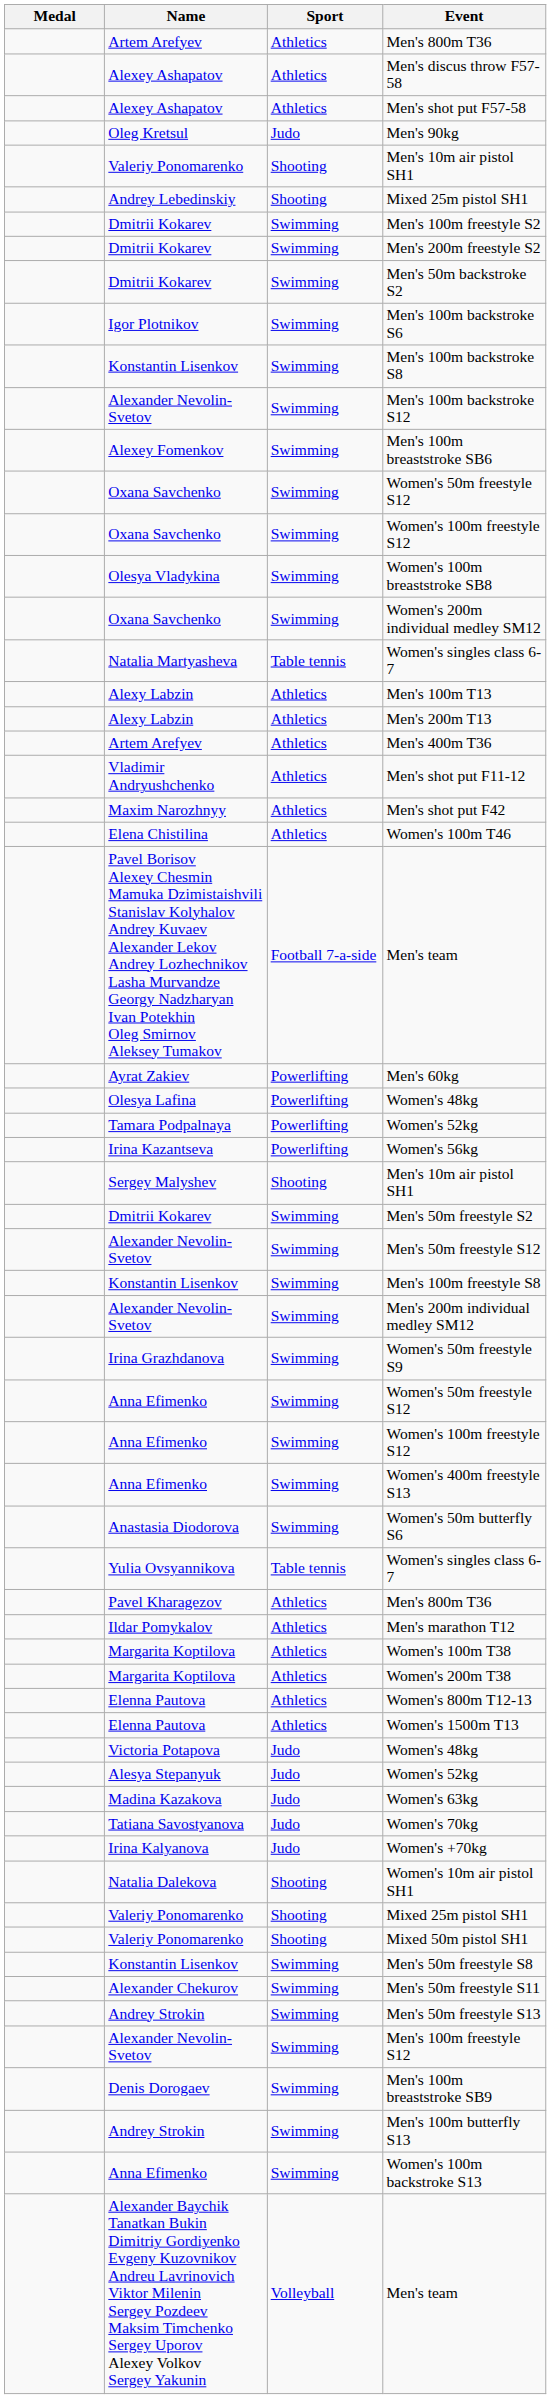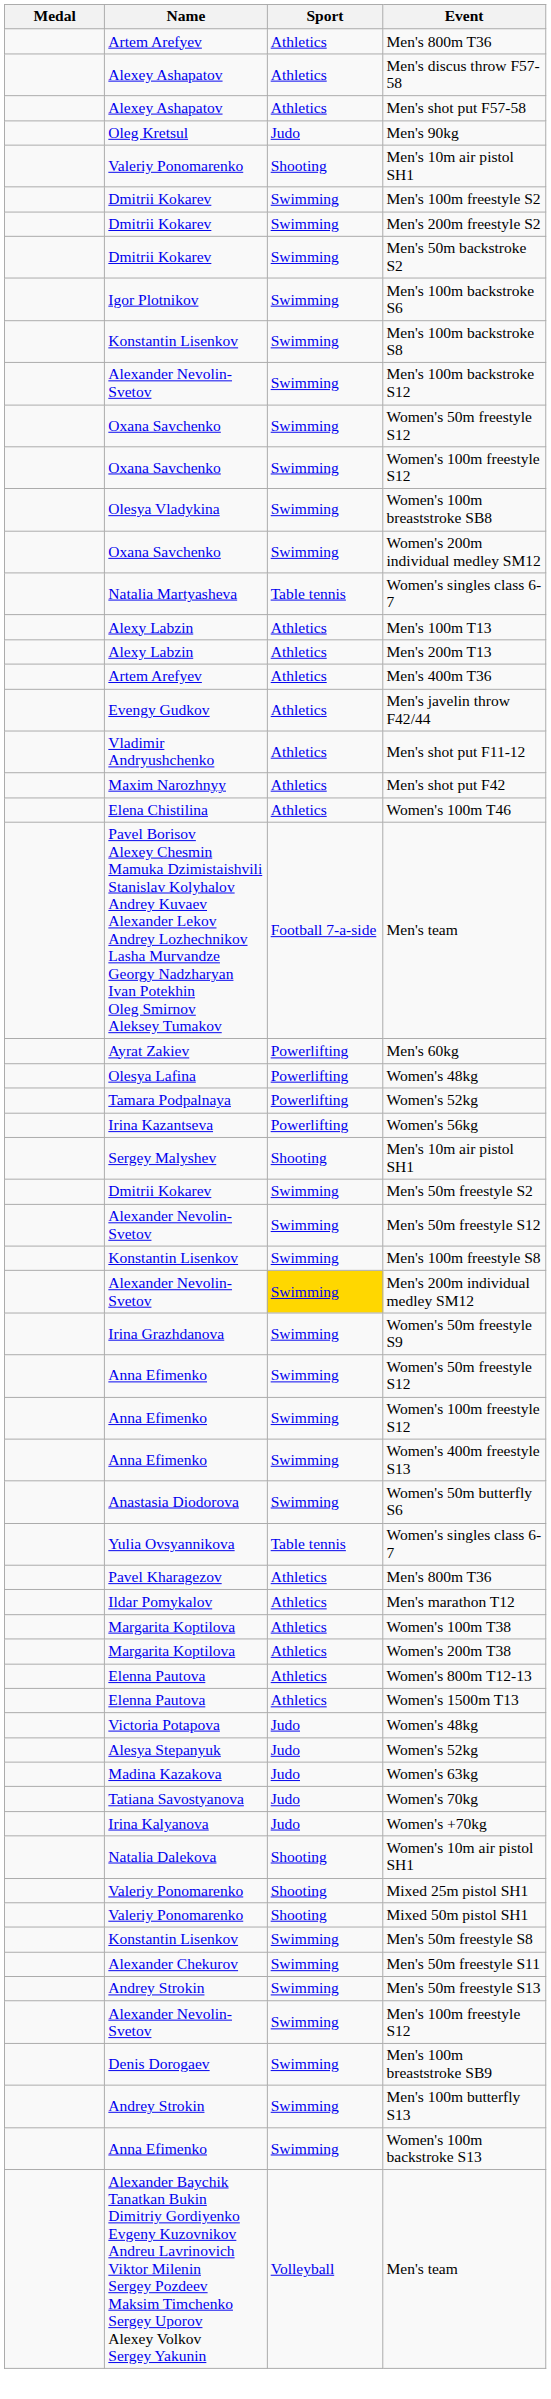- row: (172, 199)
- row: (166, 450)
+ row: (159, 709)
(305, 1316) no background -> (305, 1291) gold background
